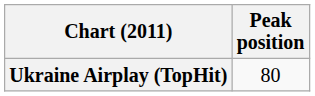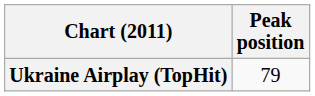(271, 74) 80 -> (271, 74) 79
